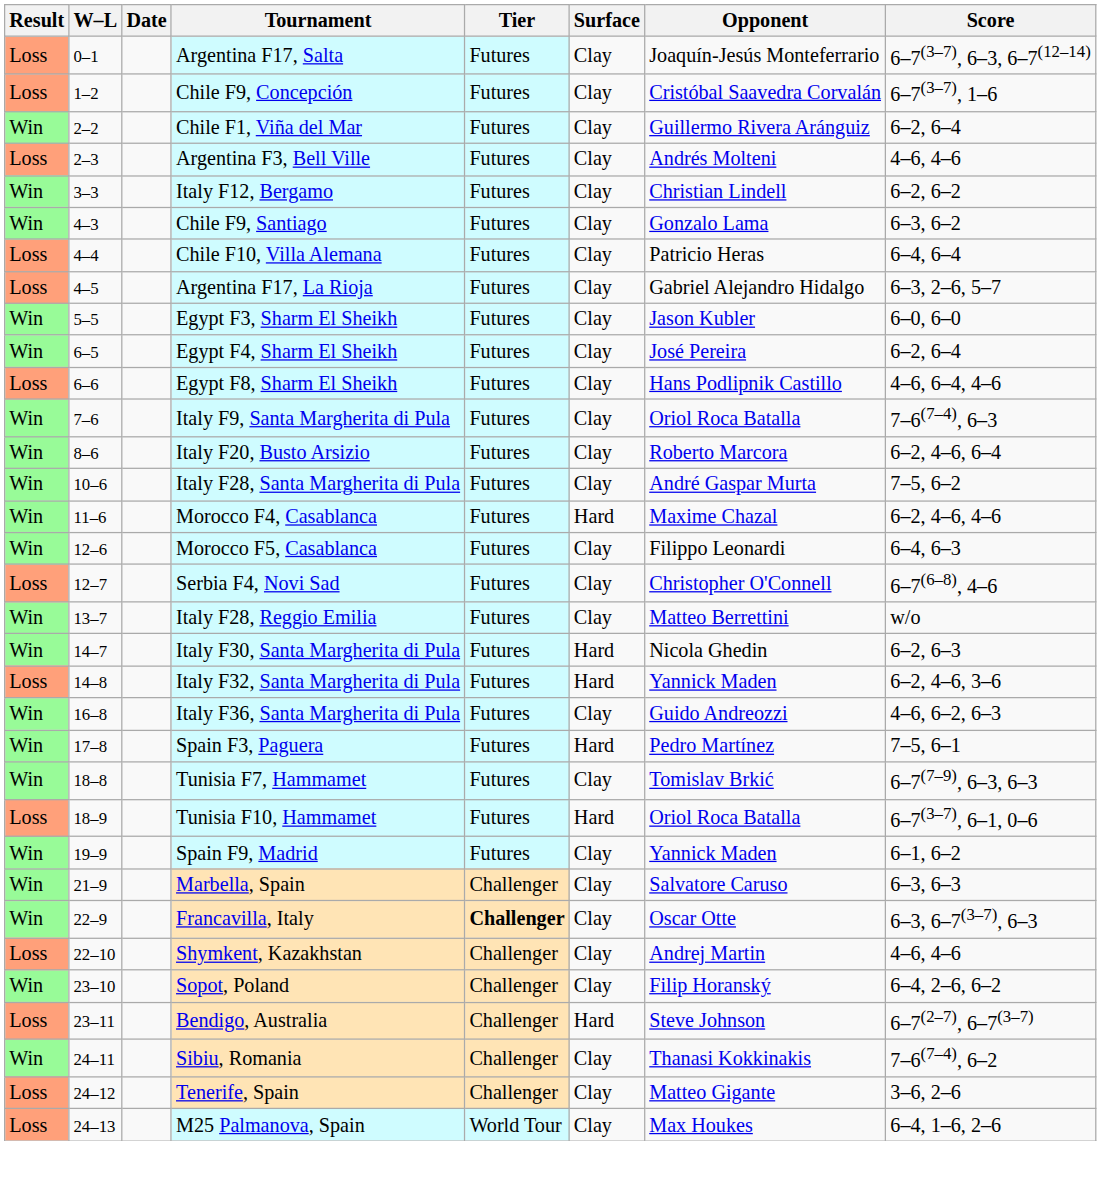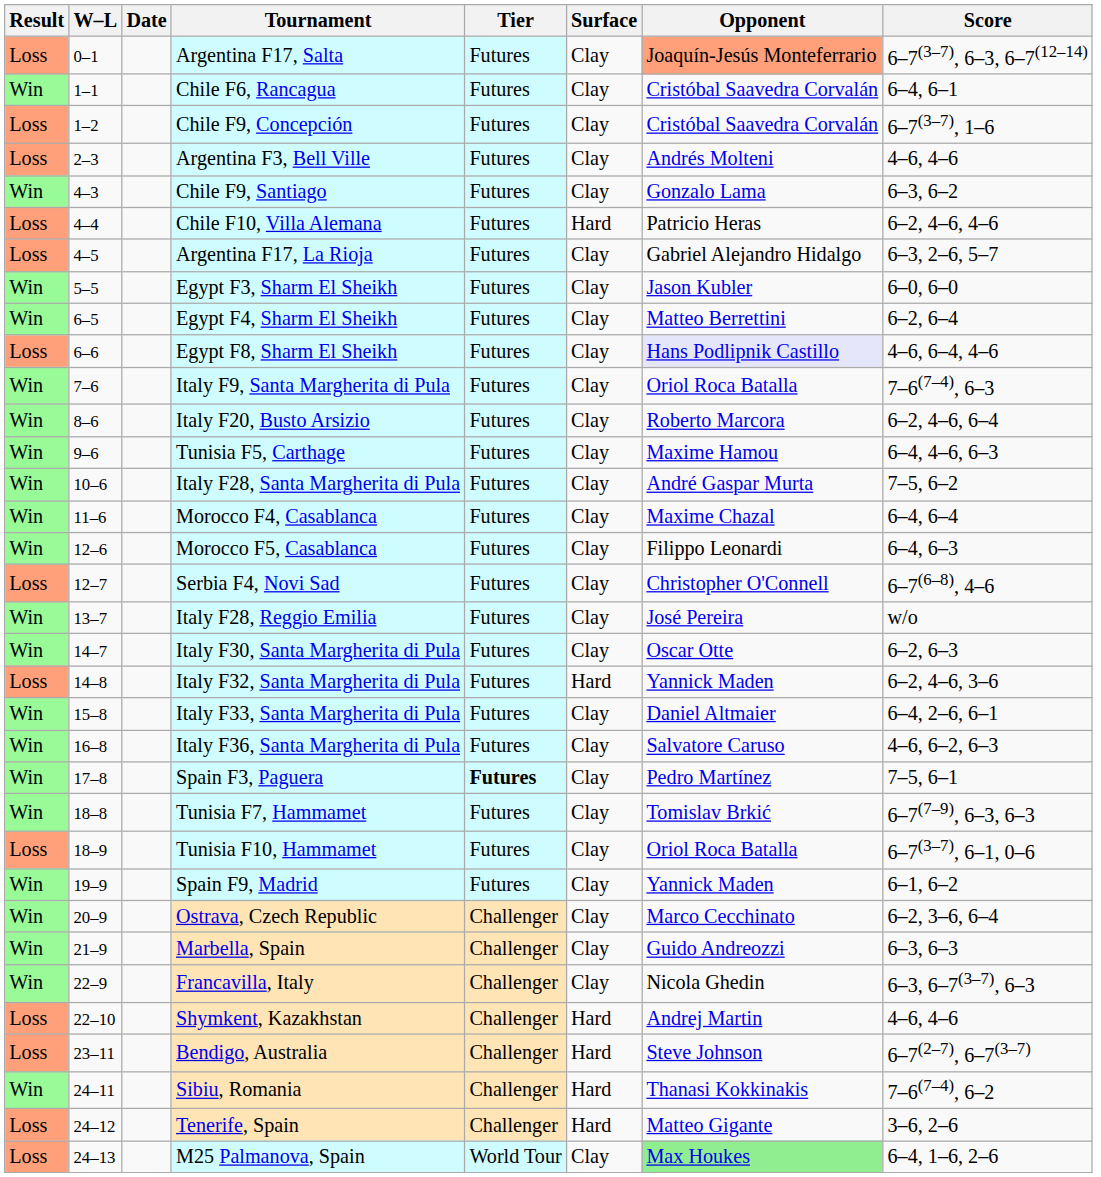(764, 55) no background -> (761, 55) lightsalmon background
+ row: (256, 89)
- row: (269, 127)
- row: (255, 191)
(593, 255) Clay -> (591, 223) Hard
(926, 255) 6–4, 6–4 -> (943, 223) 6–2, 4–6, 4–6
(698, 351) José Pereira -> (716, 319) Matteo Berrettini
(746, 383) no background -> (743, 351) lavender background
+ row: (260, 452)
(594, 516) Hard -> (590, 516) Clay
(946, 516) 6–2, 4–6, 4–6 -> (923, 516) 6–4, 6–4
(719, 617) Matteo Berrettini -> (695, 617) José Pereira
(594, 649) Hard -> (590, 649) Clay
(708, 649) Nicola Ghedin -> (690, 649) Oscar Otte
+ row: (318, 713)
(718, 713) Guido Andreozzi -> (716, 745) Salvatore Caruso
(500, 745) normal -> (503, 777) bold
(594, 745) Hard -> (590, 777) Clay
(594, 817) Hard -> (590, 849) Clay
+ row: (277, 916)
(718, 884) Salvatore Caruso -> (716, 948) Guido Andreozzi
(517, 919) bold -> (514, 983) normal
(693, 919) Oscar Otte -> (705, 983) Nicola Ghedin
(593, 953) Clay -> (591, 1017) Hard
- row: (233, 985)
(593, 1057) Clay -> (591, 1089) Hard
(593, 1092) Clay -> (591, 1124) Hard
(701, 1124) no background -> (698, 1156) lightgreen background
